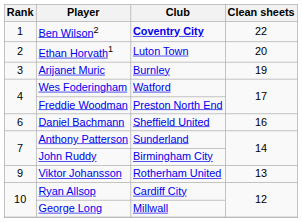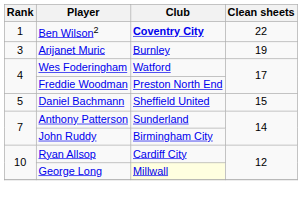- row: (76, 52)
(20, 122) 6 -> (20, 102) 5
(261, 122) 16 -> (261, 102) 15
- row: (80, 174)
(151, 208) no background -> (151, 171) lightyellow background
